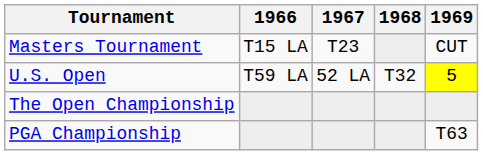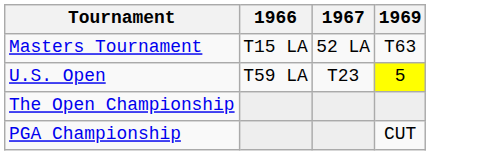- column: (400, 20)
(343, 48) T23 -> (343, 48) 52 LA
(452, 48) CUT -> (400, 48) T63
(343, 77) 52 LA -> (343, 77) T23
(452, 135) T63 -> (400, 135) CUT
